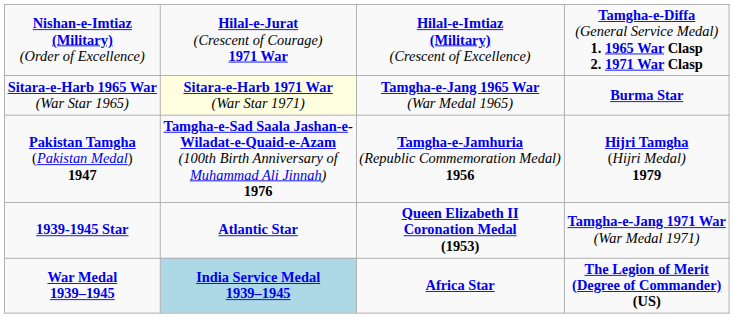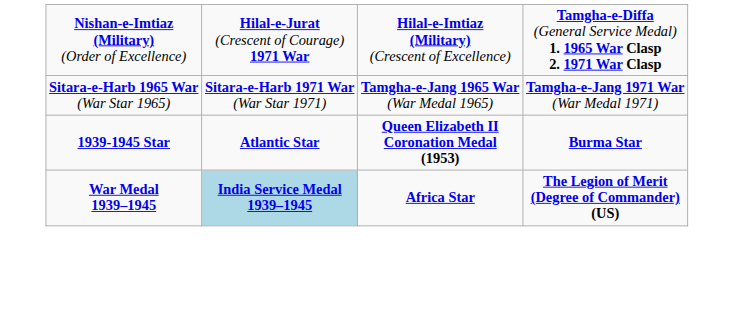(258, 95) lightyellow background -> (280, 95) no background
(647, 95) Burma Star -> (605, 95) Tamgha-e-Jang 1971 War (War Medal 1971)
- row: (82, 158)
(647, 230) Tamgha-e-Jang 1971 War (War Medal 1971) -> (605, 142) Burma Star
